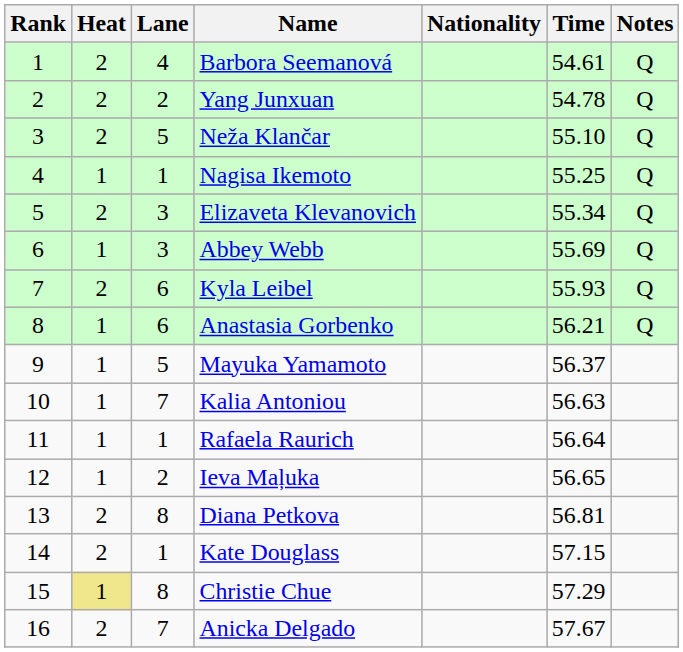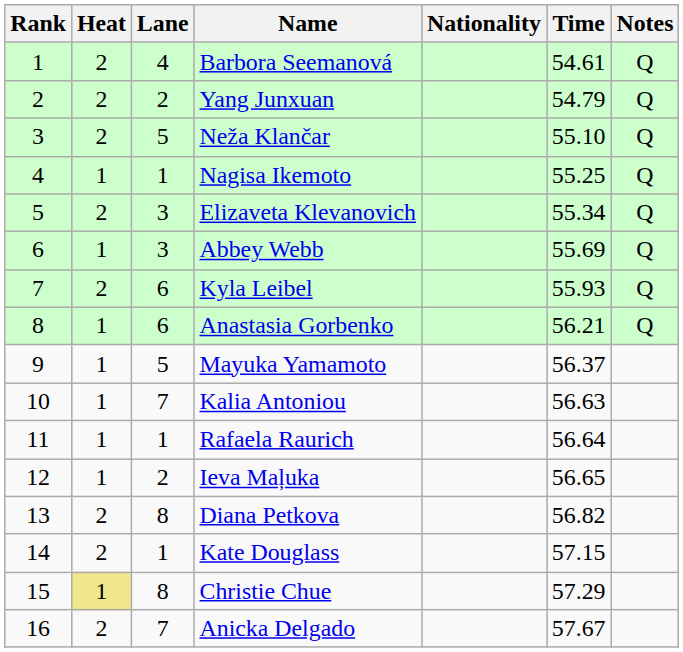(579, 99) 54.78 -> (579, 99) 54.79
(579, 514) 56.81 -> (579, 514) 56.82
